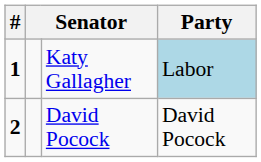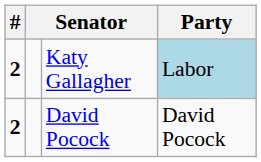(15, 68) 1 -> (15, 68) 2
